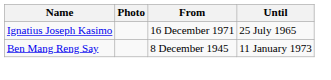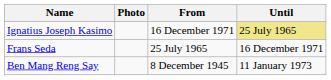(268, 30) no background -> (268, 30) khaki background
+ row: (31, 48)
